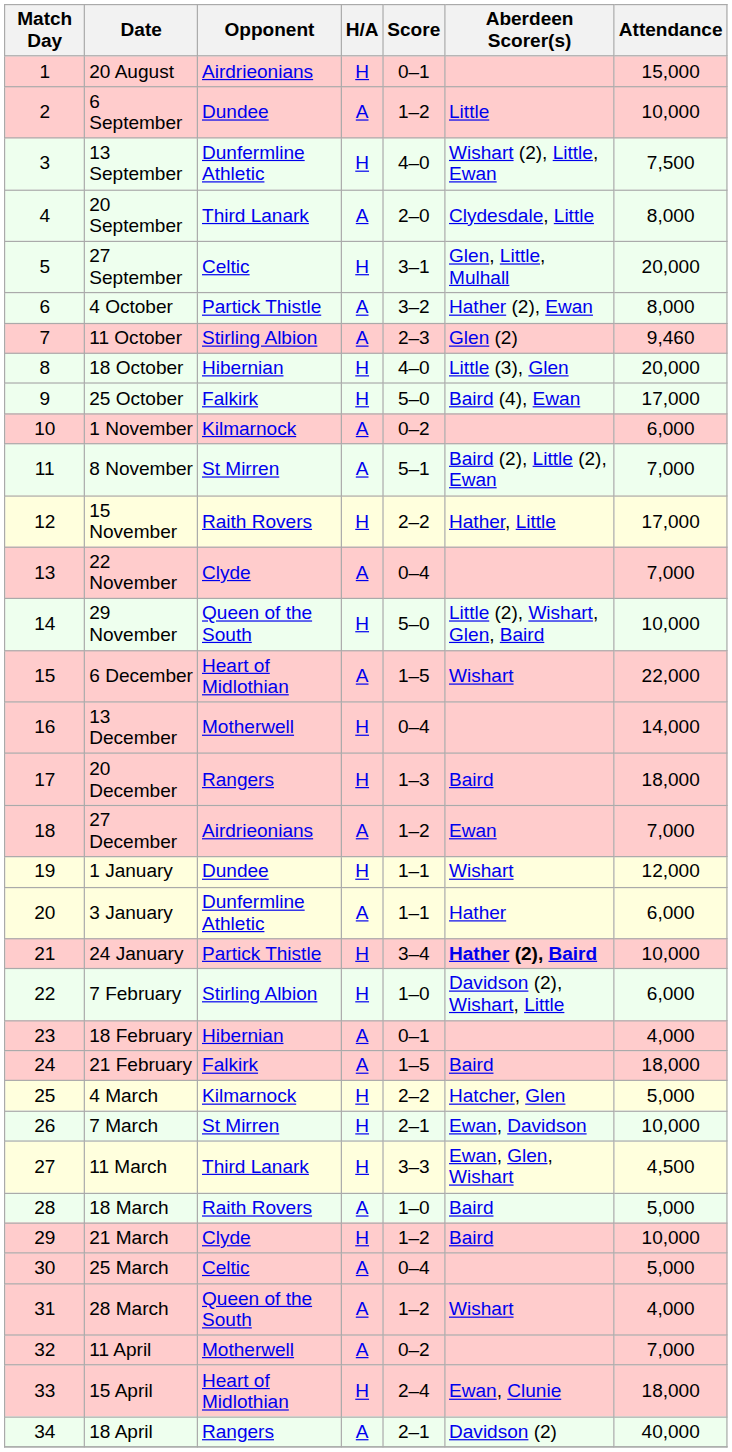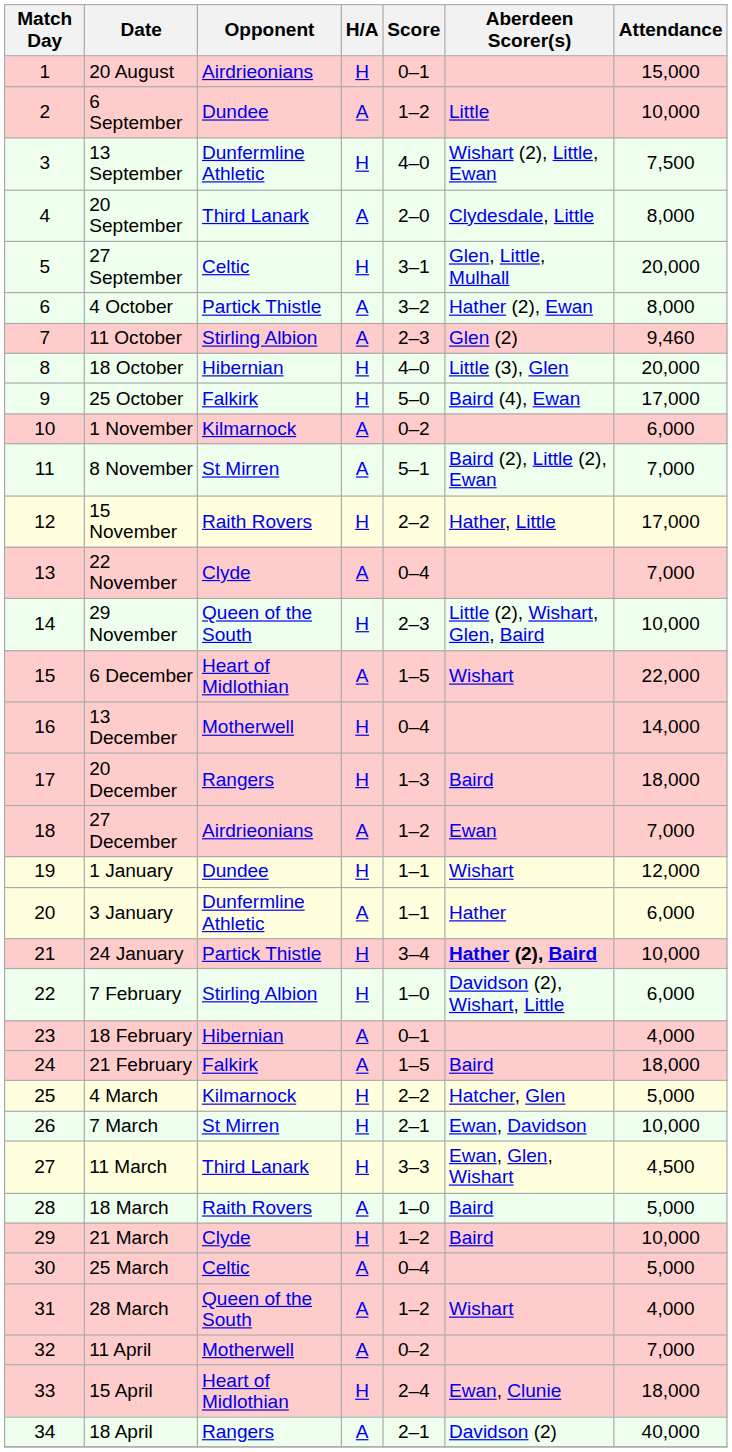(414, 624) 5–0 -> (414, 624) 2–3
